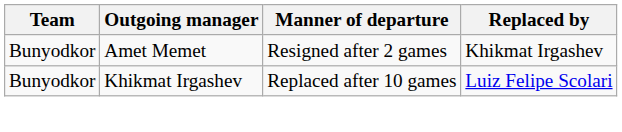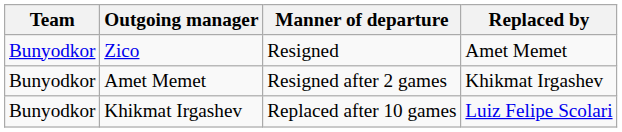+ row: (122, 50)
